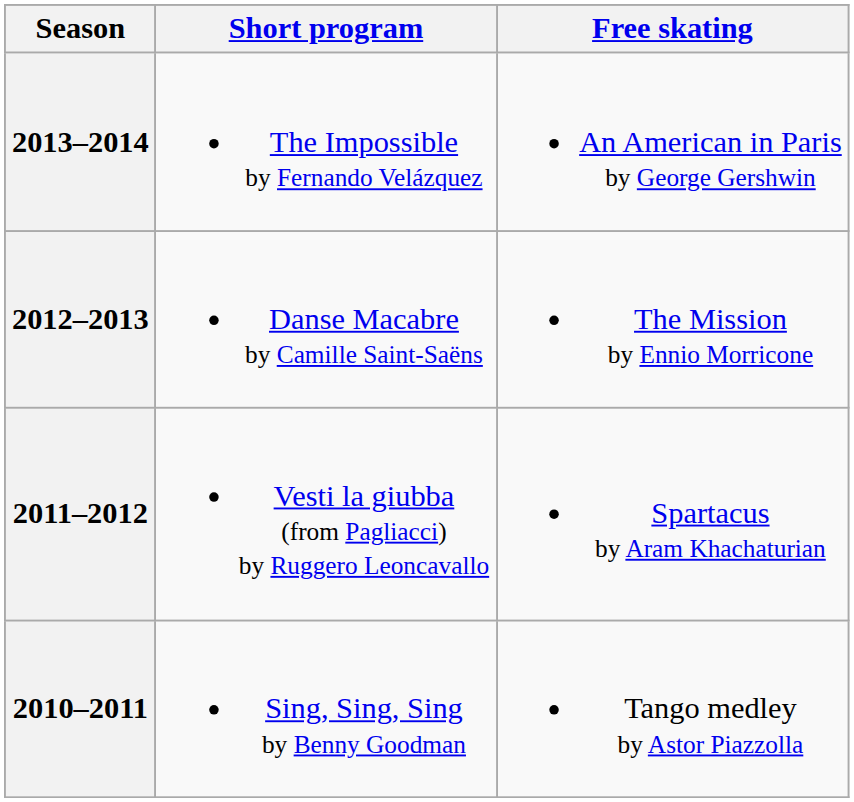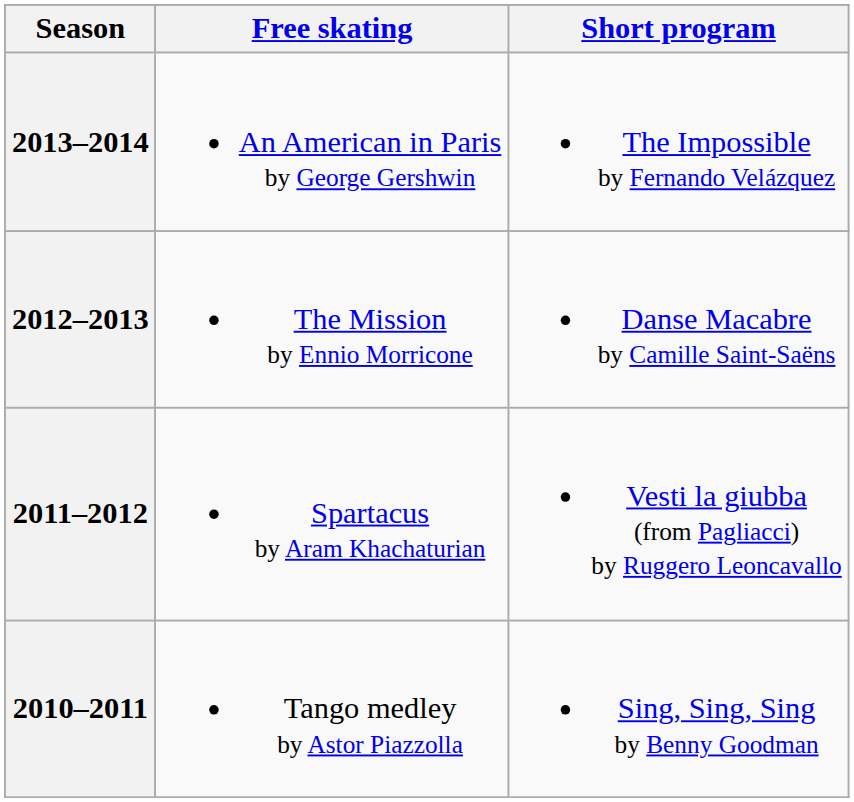columns swapped: (326, 28) <-> (672, 28)
